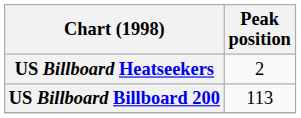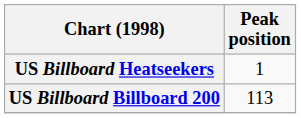(260, 68) 2 -> (260, 68) 1
